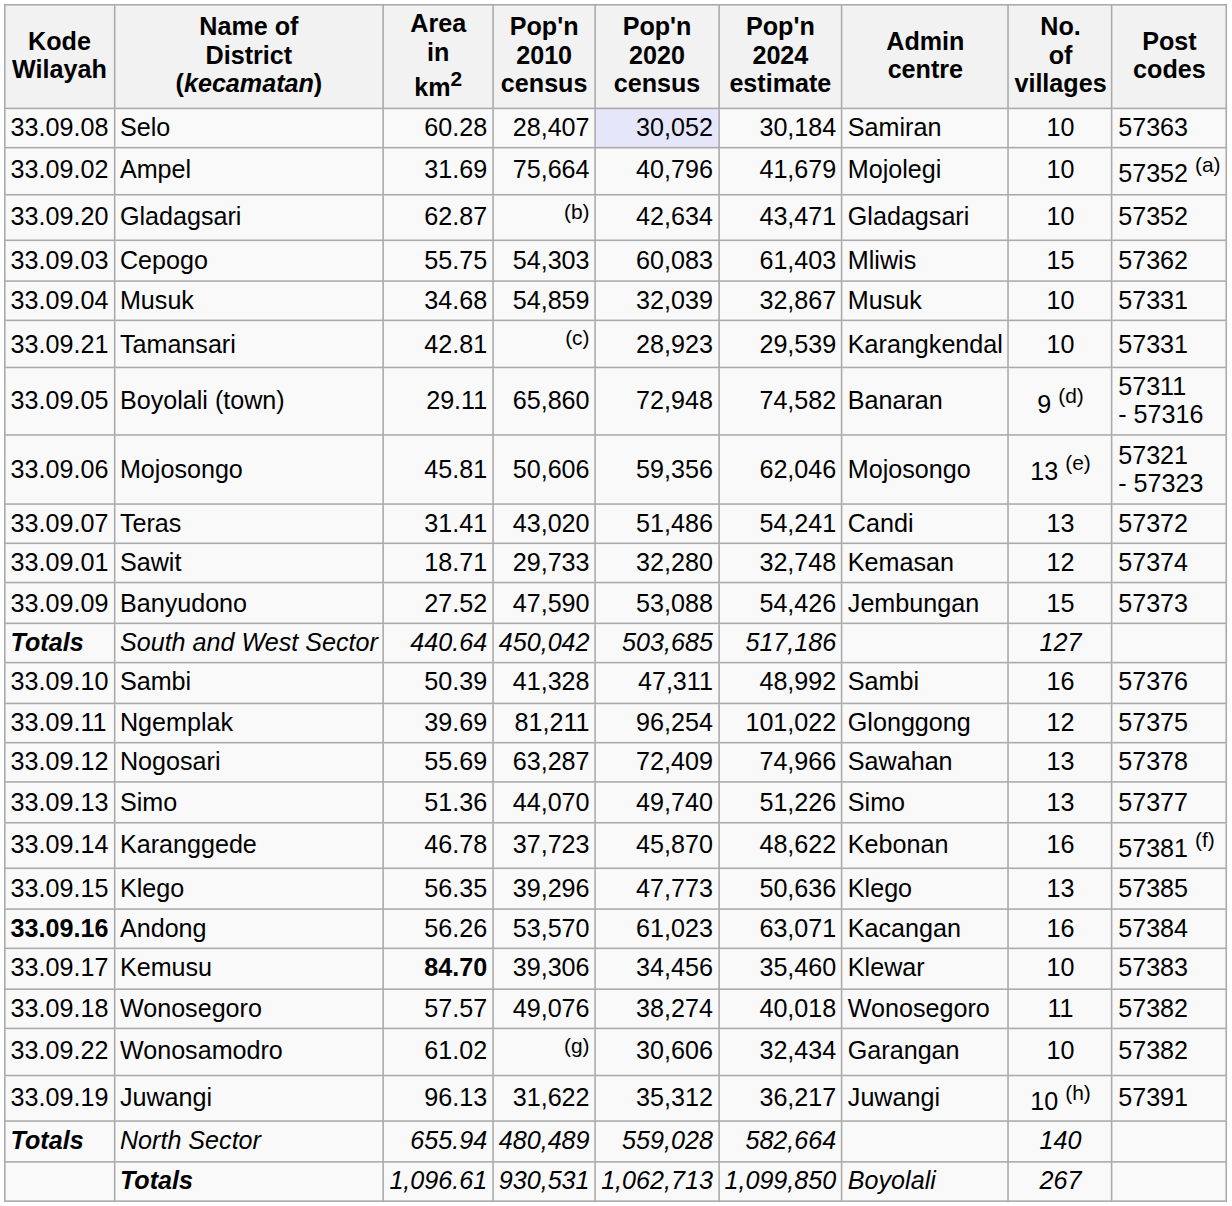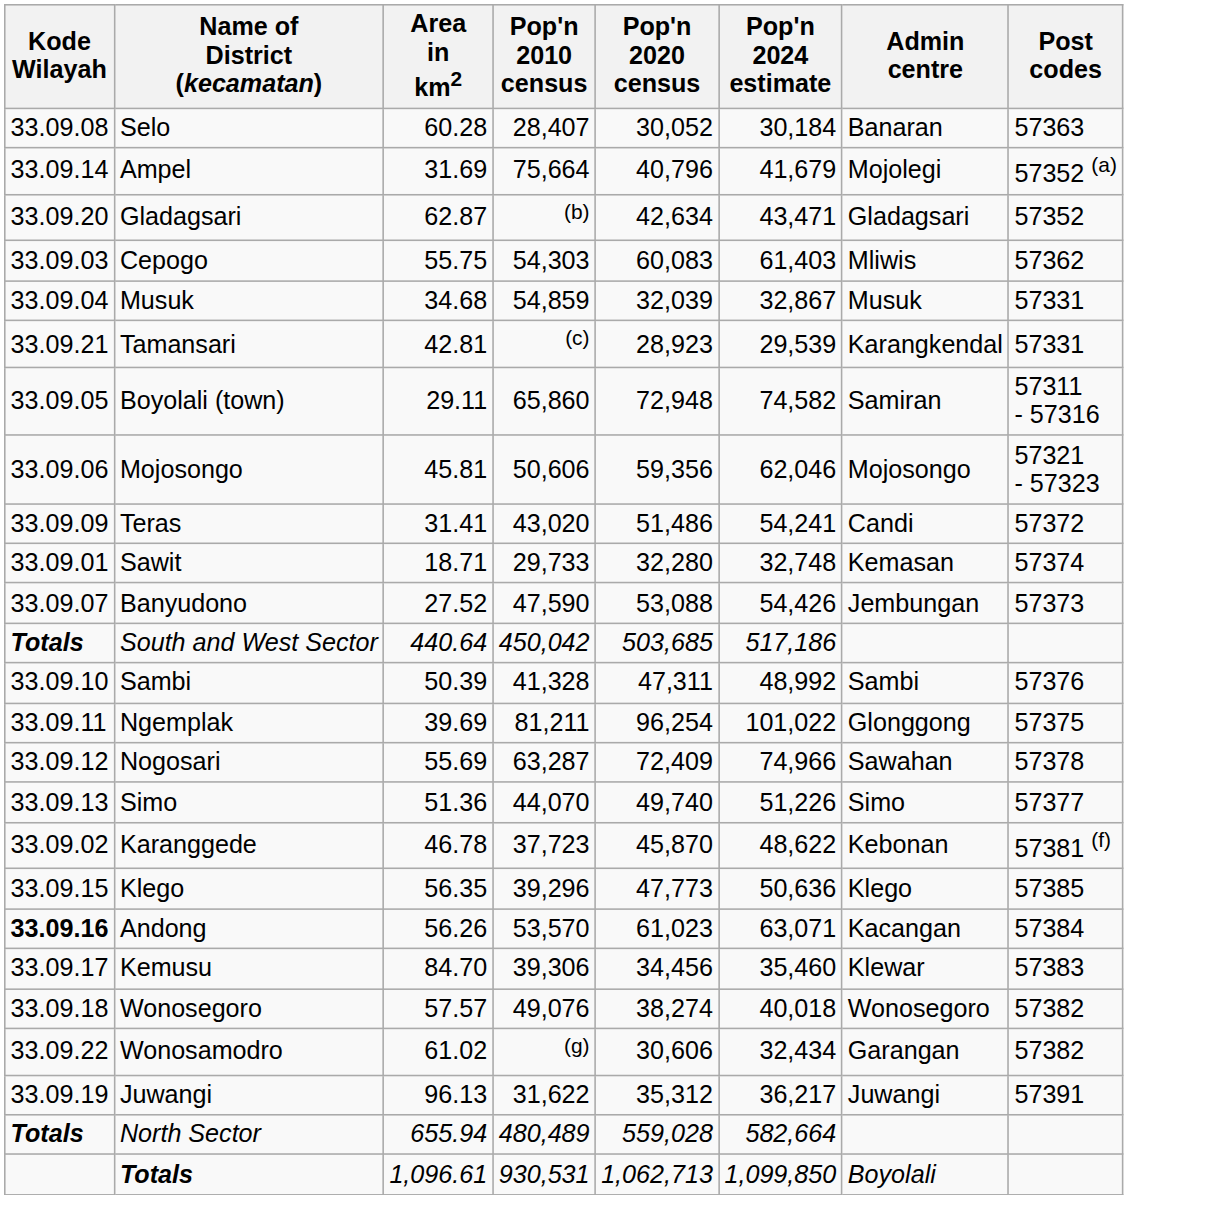- column: (1061, 56)
(674, 127) lavender background -> (674, 127) no background
(895, 127) Samiran -> (895, 127) Banaran
(59, 170) 33.09.02 -> (59, 170) 33.09.14
(895, 401) Banaran -> (895, 401) Samiran
(59, 523) 33.09.07 -> (59, 523) 33.09.09
(59, 602) 33.09.09 -> (59, 602) 33.09.07
(59, 845) 33.09.14 -> (59, 845) 33.09.02
(456, 968) bold -> (456, 968) normal
